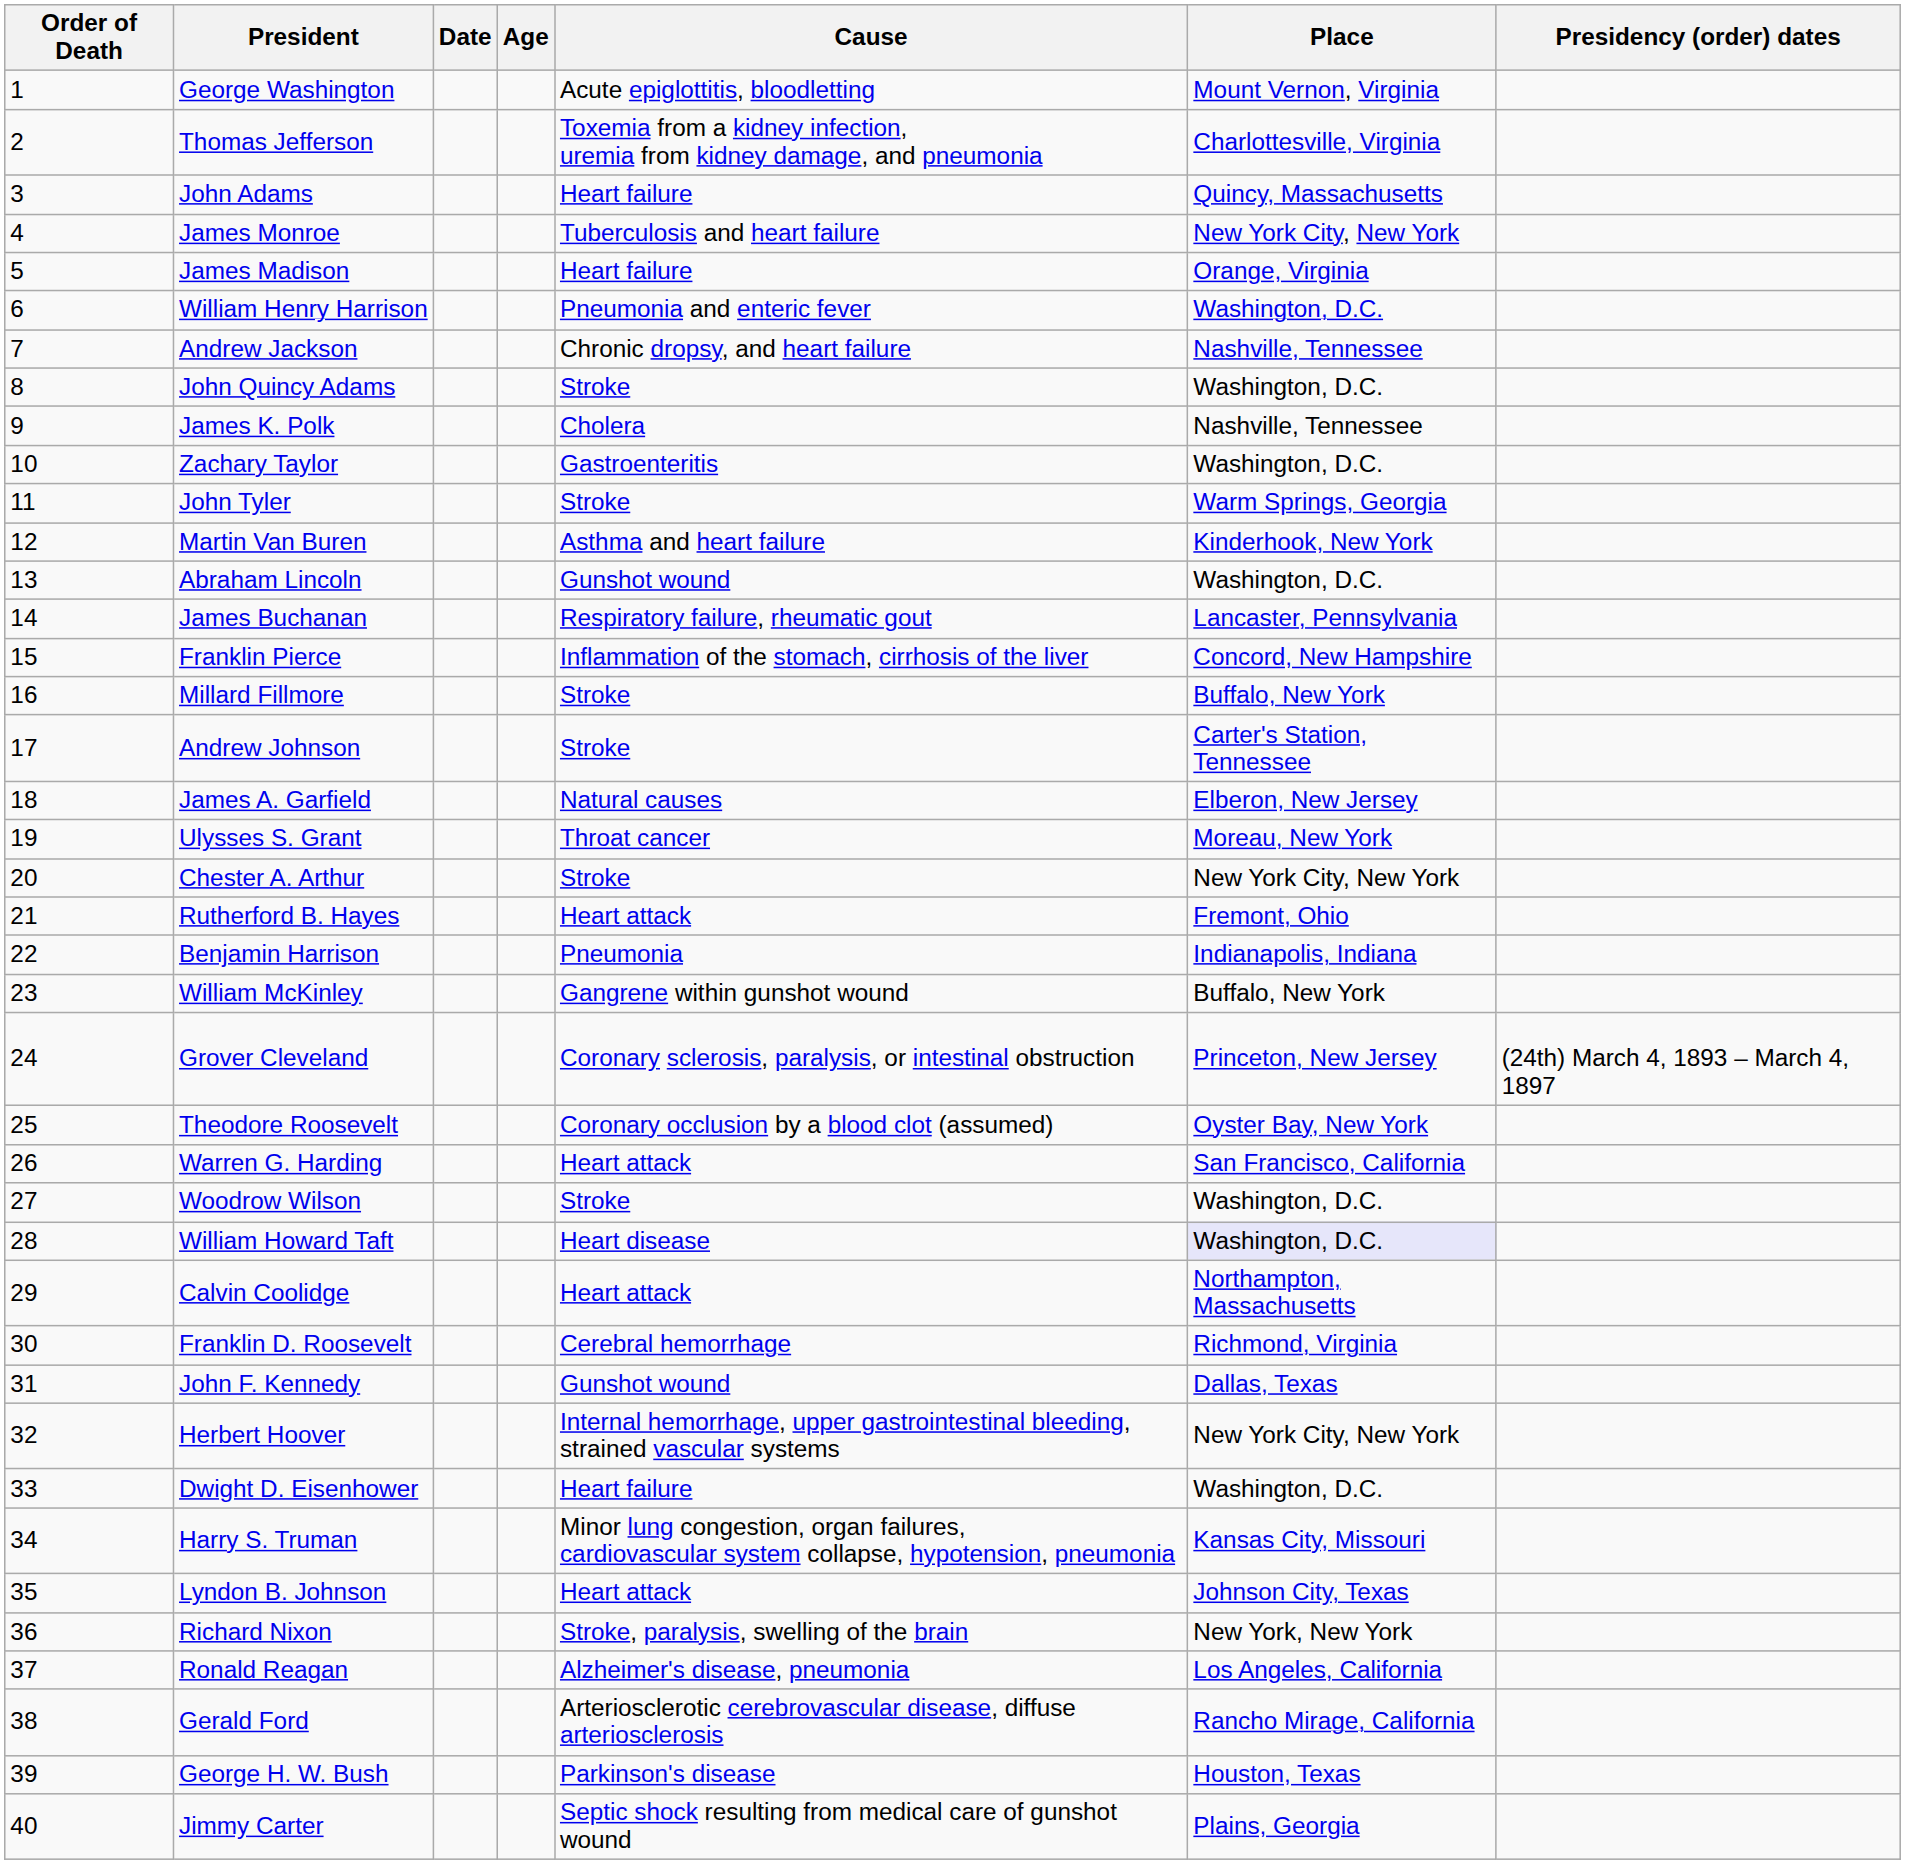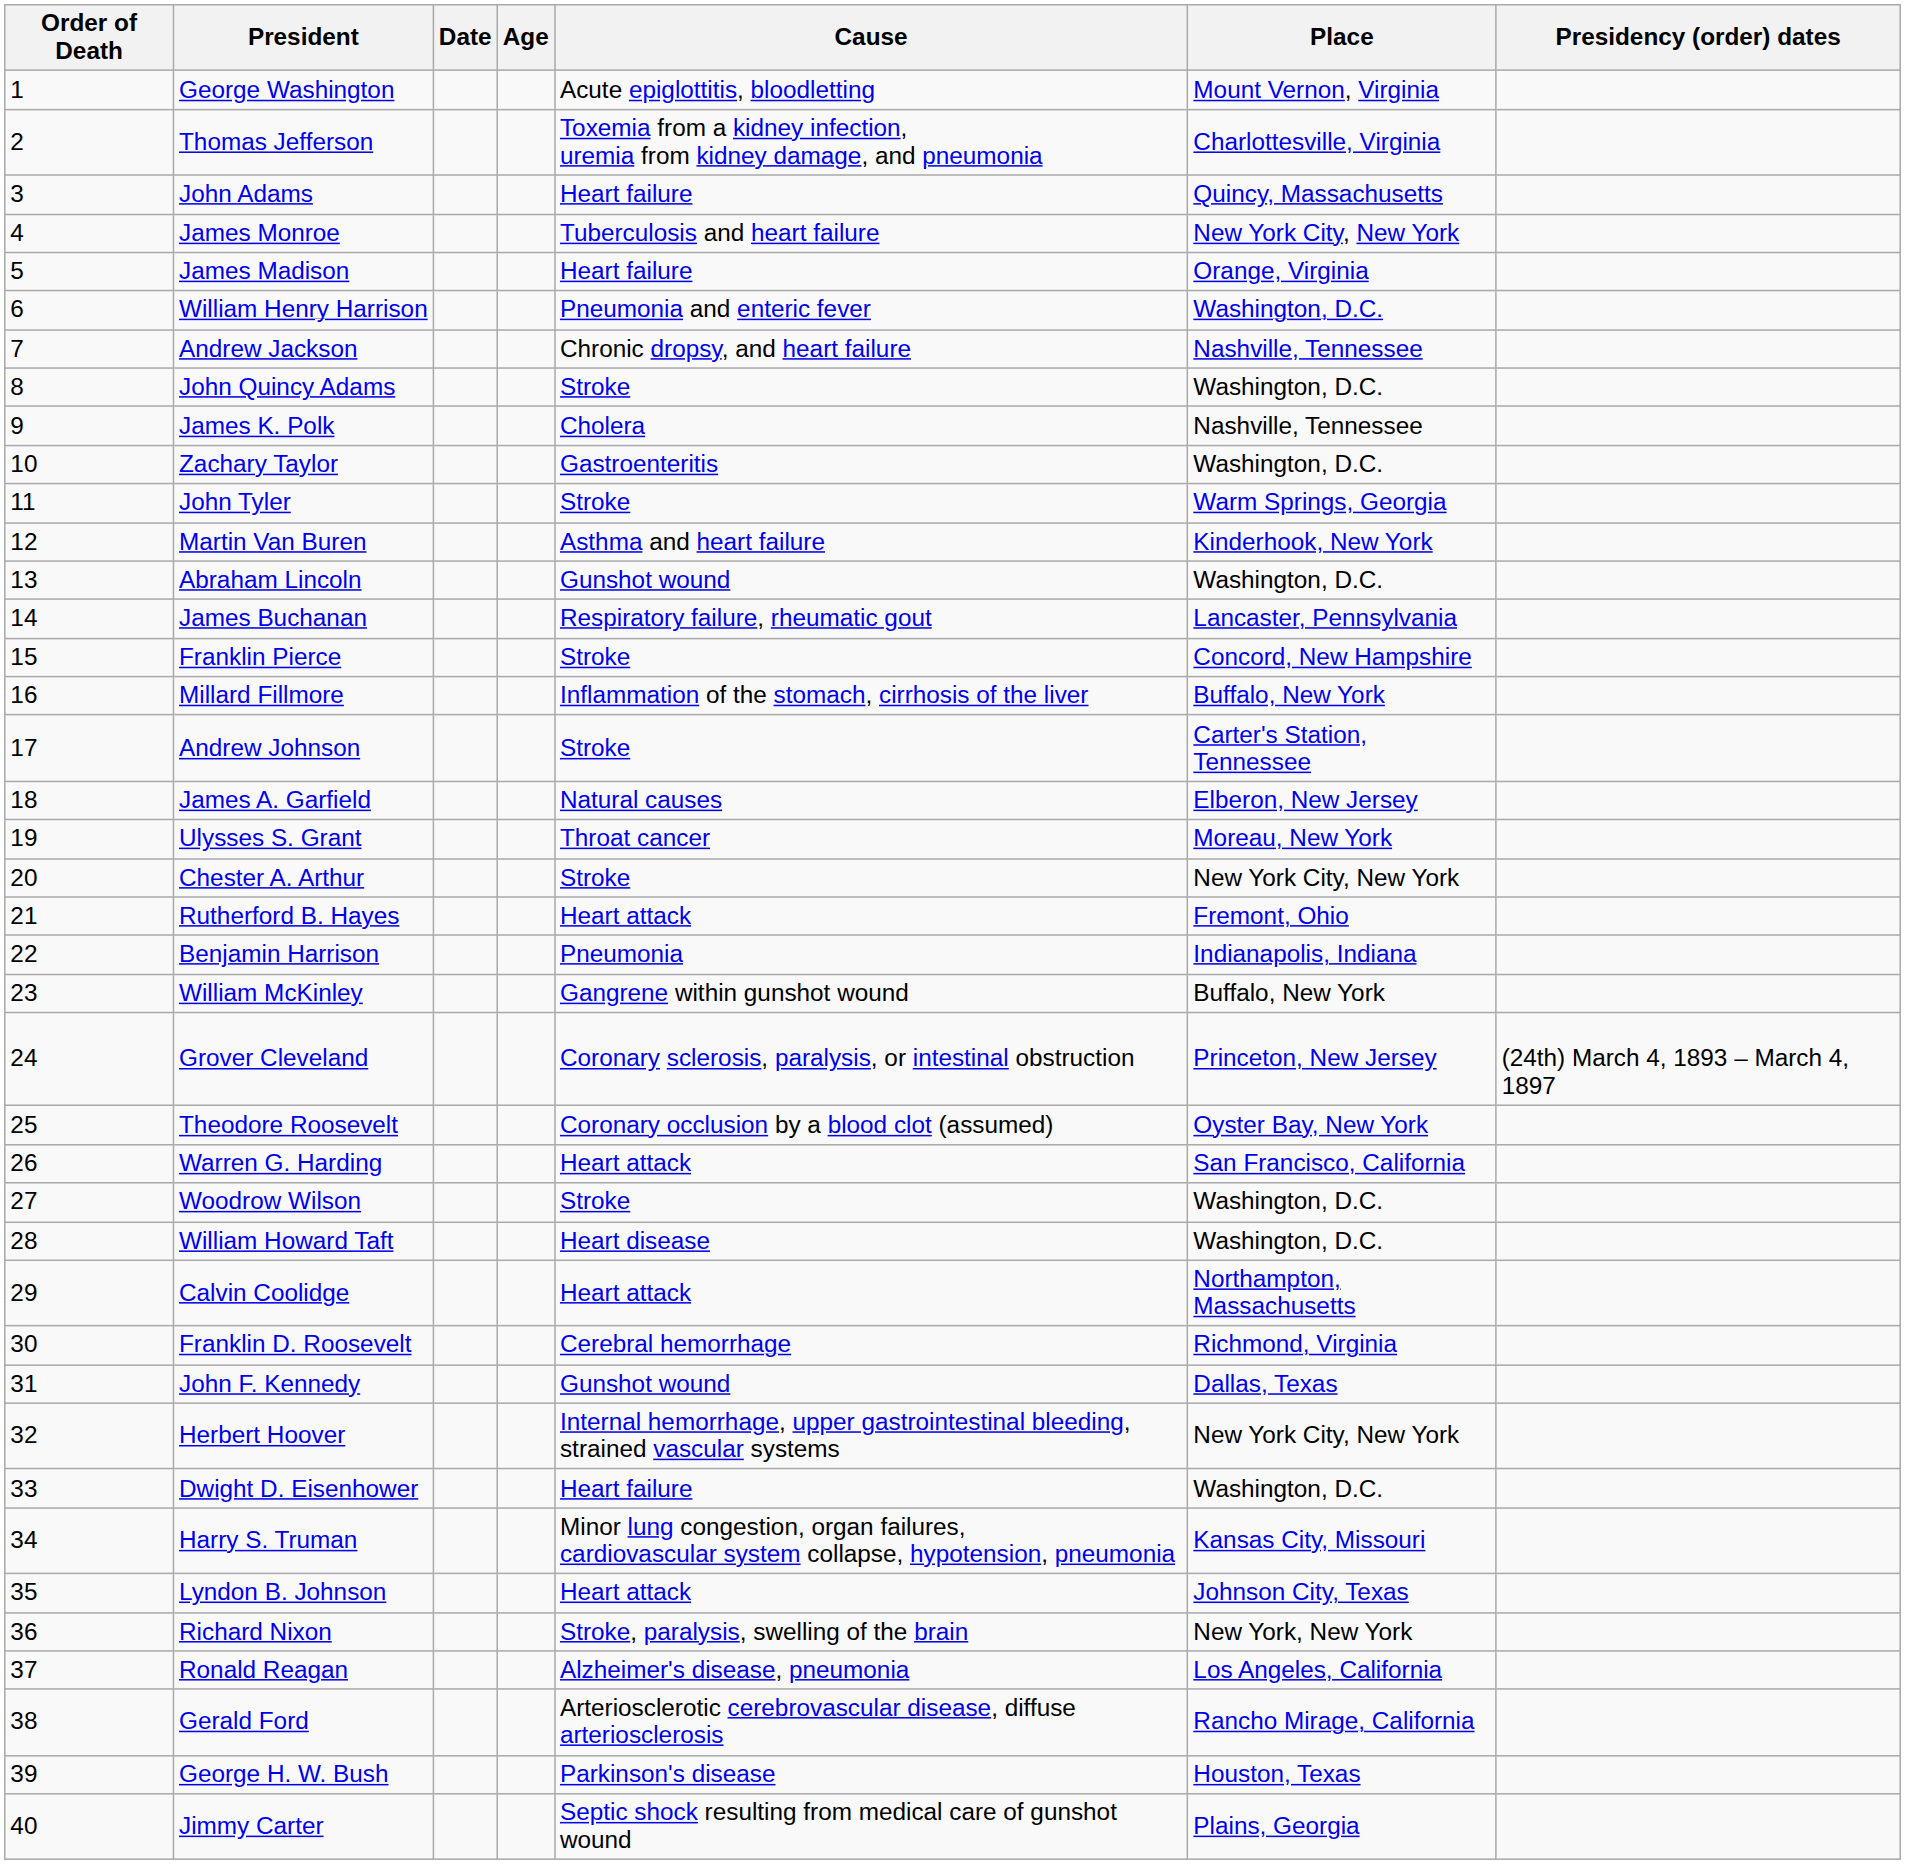(824, 657) Inflammation of the stomach, cirrhosis of the liver -> (595, 657) Stroke
(595, 695) Stroke -> (824, 695) Inflammation of the stomach, cirrhosis of the liver
(1288, 1240) lavender background -> (1288, 1240) no background
